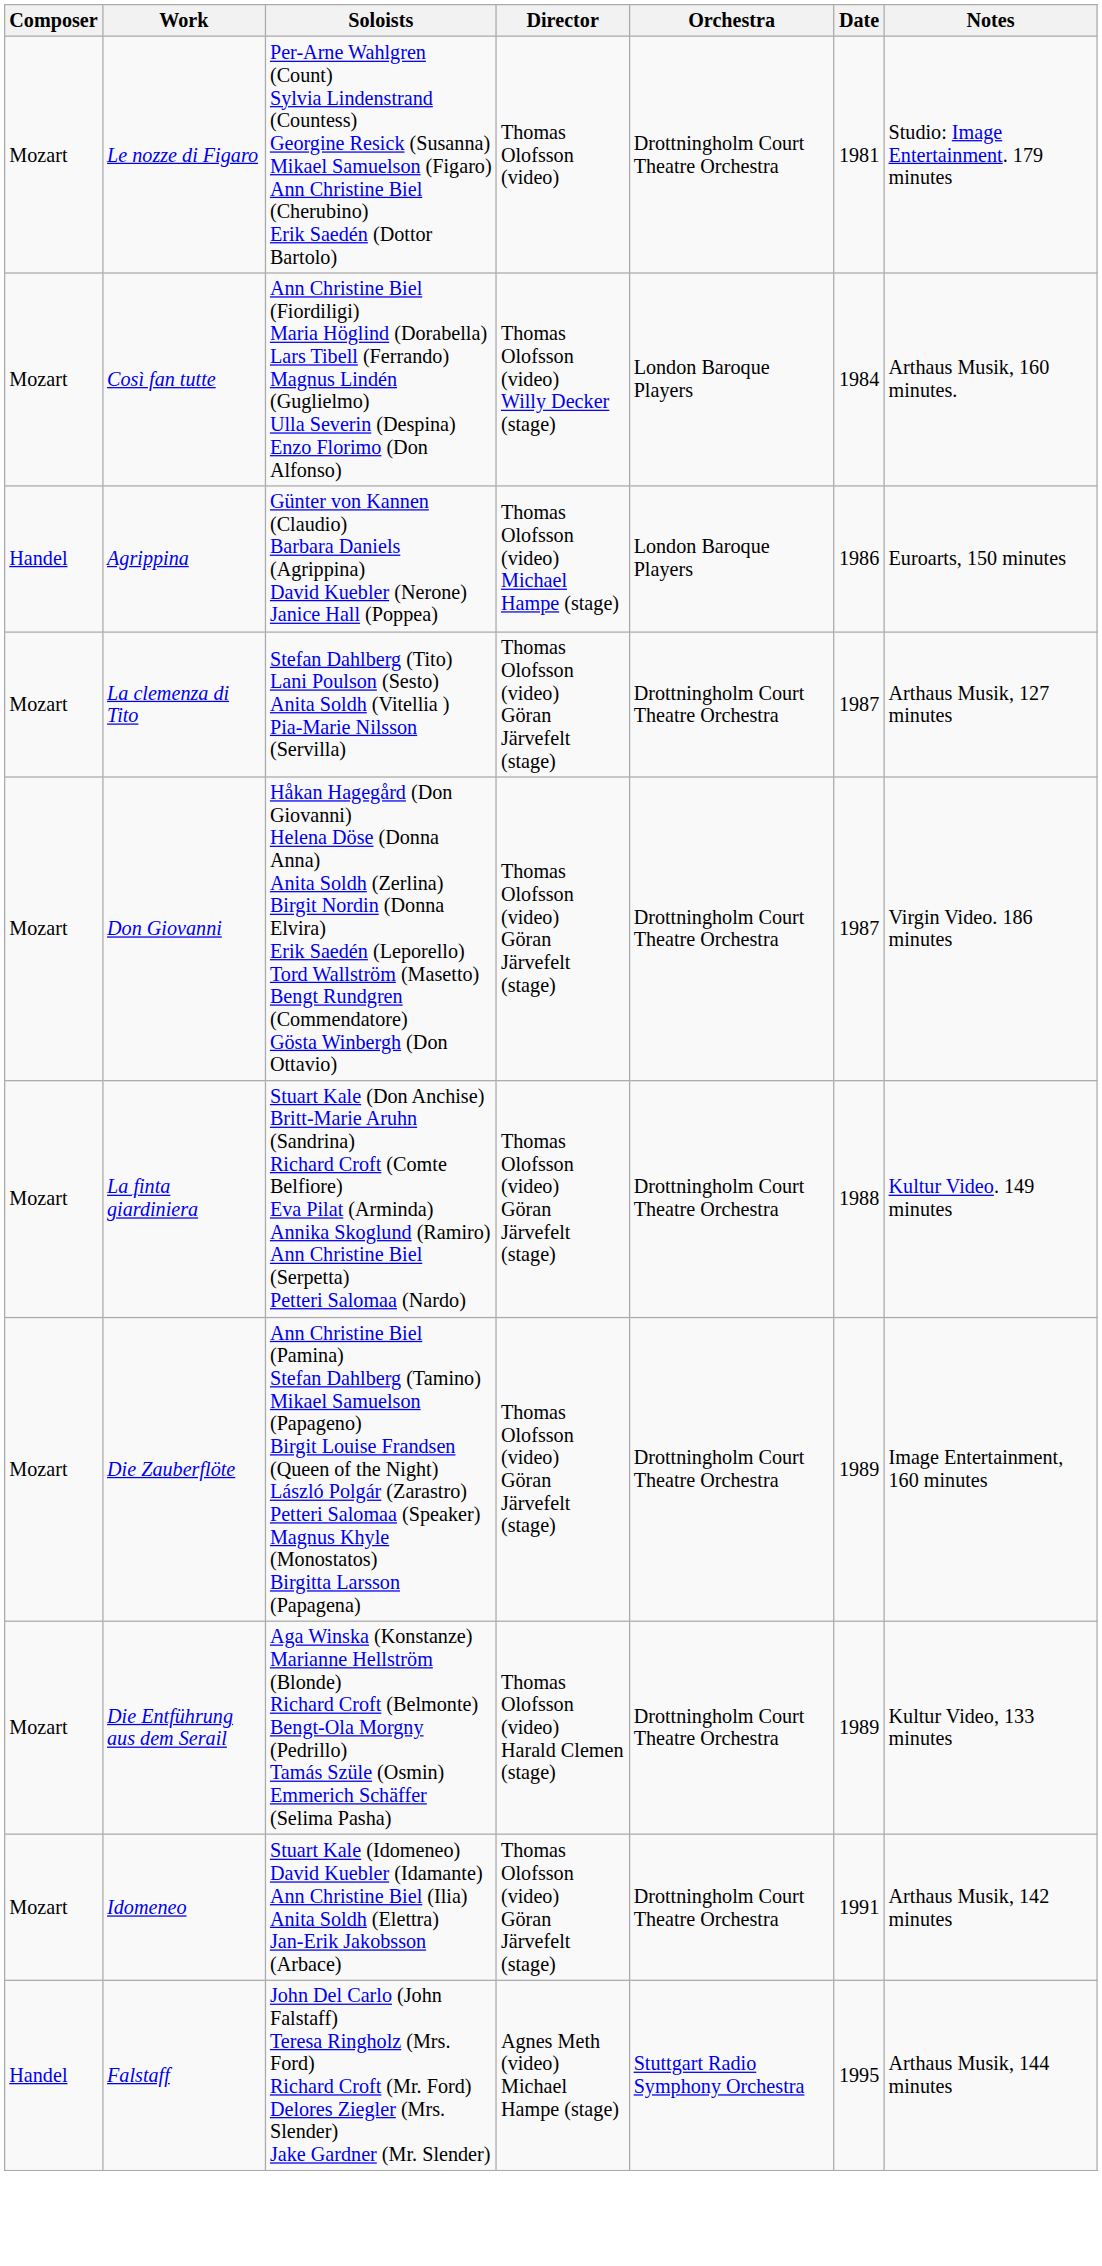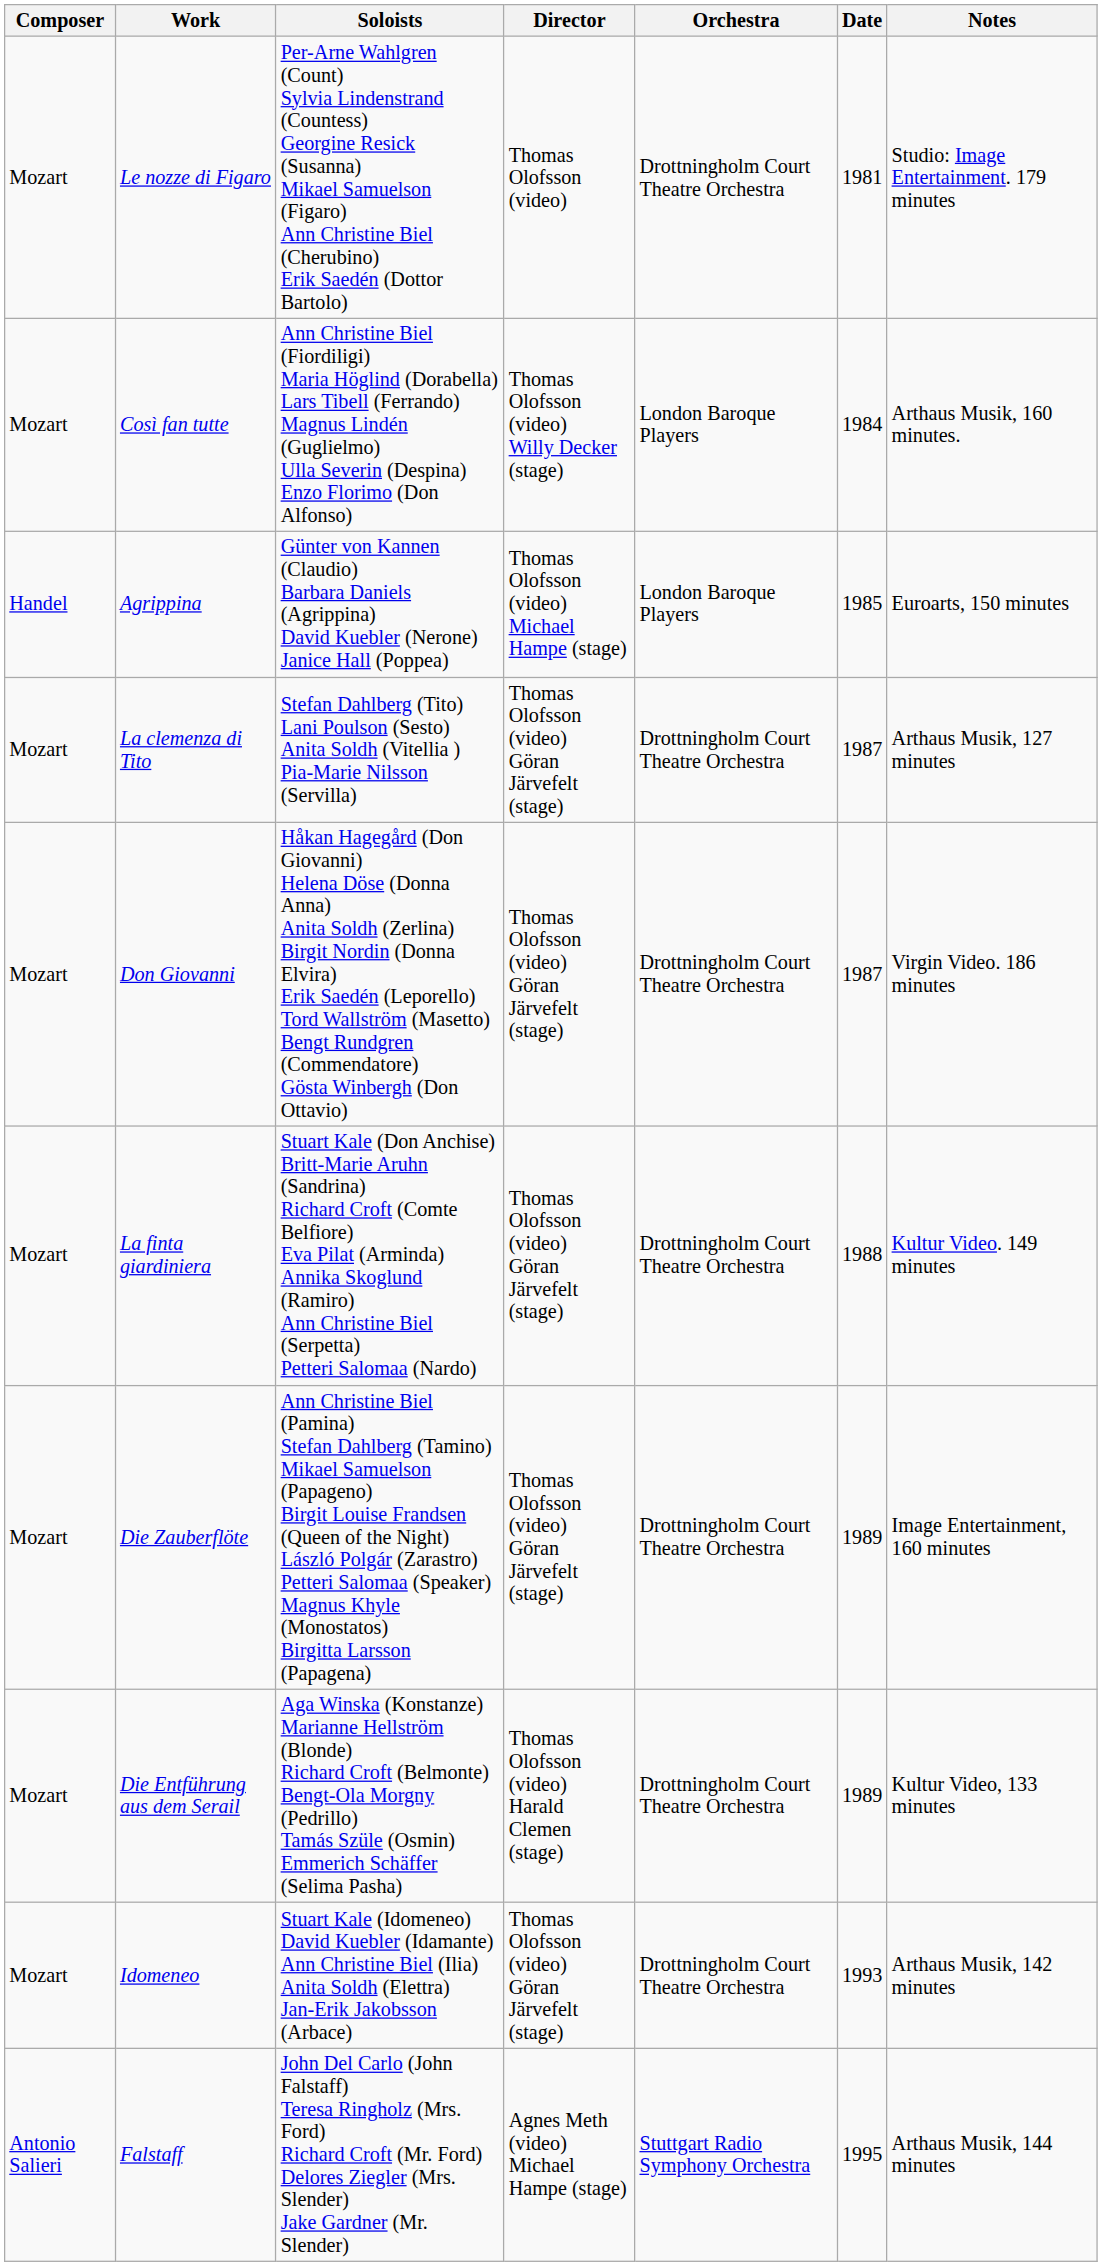(859, 558) 1986 -> (862, 604) 1985
(859, 1907) 1991 -> (862, 1975) 1993
(38, 2075) Handel -> (42, 2154) Antonio Salieri
